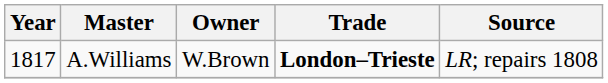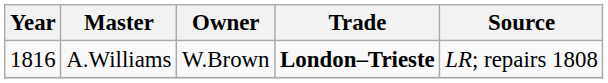(33, 58) 1817 -> (33, 58) 1816
